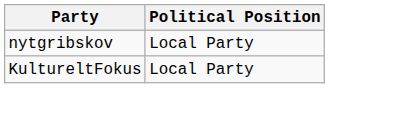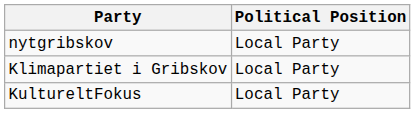+ row: (118, 69)
